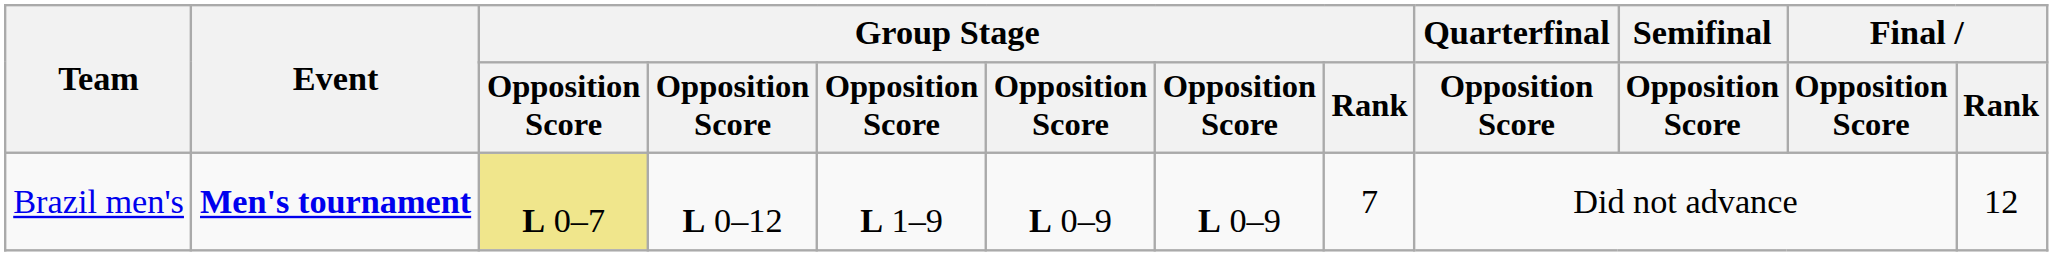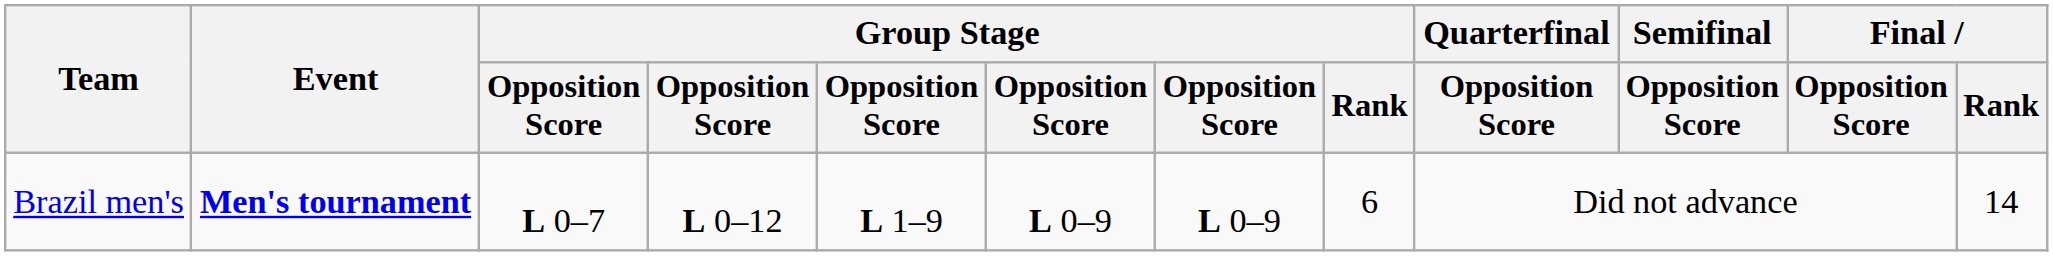(564, 221) khaki background -> (564, 221) no background
(1370, 201) 7 -> (1370, 201) 6
(2001, 201) 12 -> (2001, 201) 14
